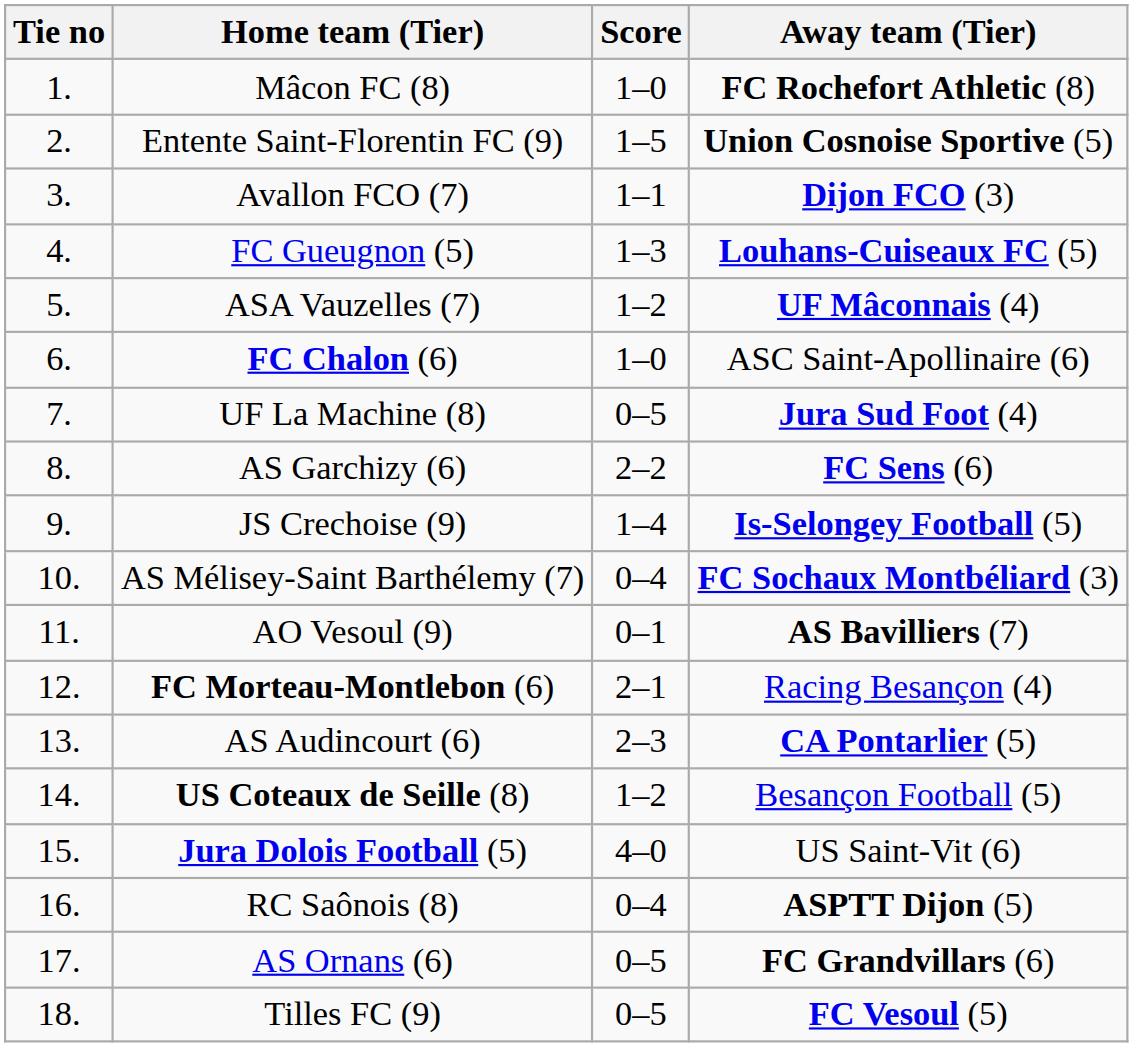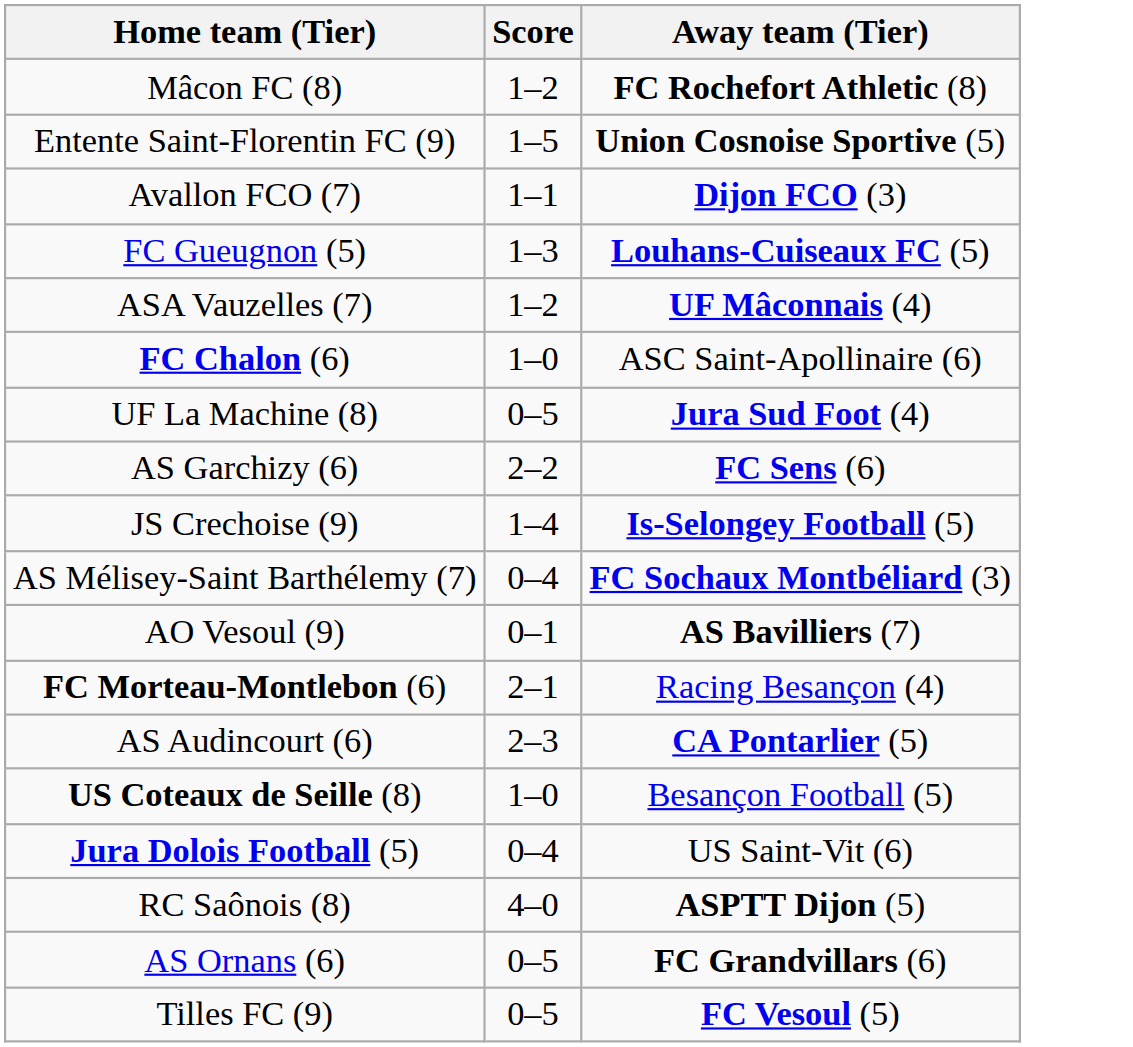- column: (59, 31)
(641, 86) 1–0 -> (533, 86) 1–2
(641, 795) 1–2 -> (533, 795) 1–0
(641, 850) 4–0 -> (533, 850) 0–4
(641, 904) 0–4 -> (533, 904) 4–0
